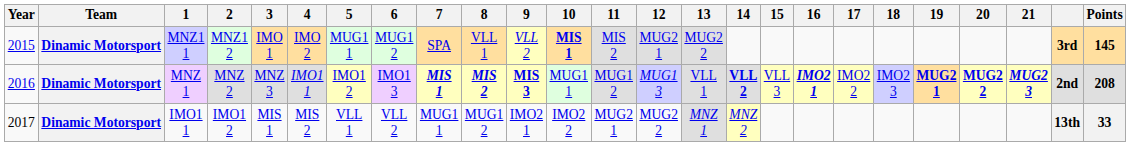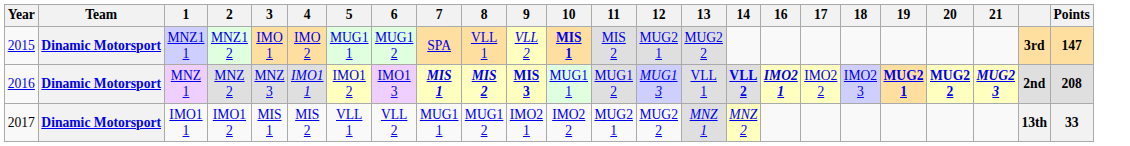- column: (777, 15)
(1105, 45) 145 -> (1072, 45) 147
